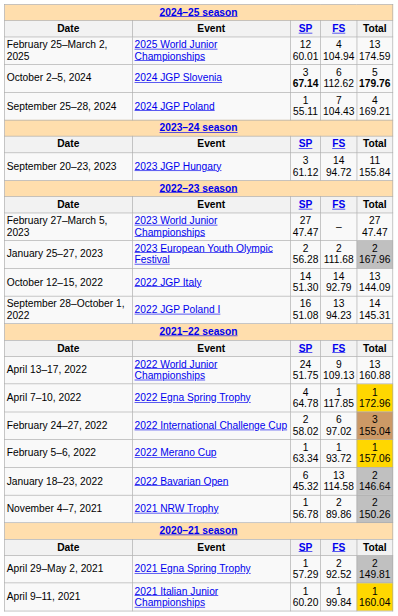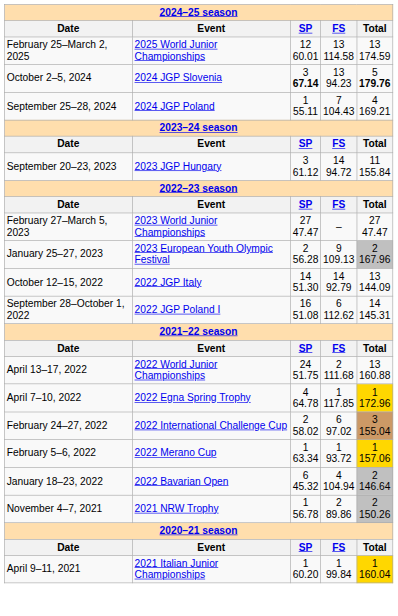(339, 50) 4 104.94 -> (339, 50) 13 114.58
(339, 78) 6 112.62 -> (339, 78) 13 94.23
(339, 254) 2 111.68 -> (339, 254) 9 109.13
(339, 310) 13 94.23 -> (339, 310) 6 112.62
(339, 370) 9 109.13 -> (339, 370) 2 111.68
(339, 481) 13 114.58 -> (339, 481) 4 104.94
- row: (55, 569)
